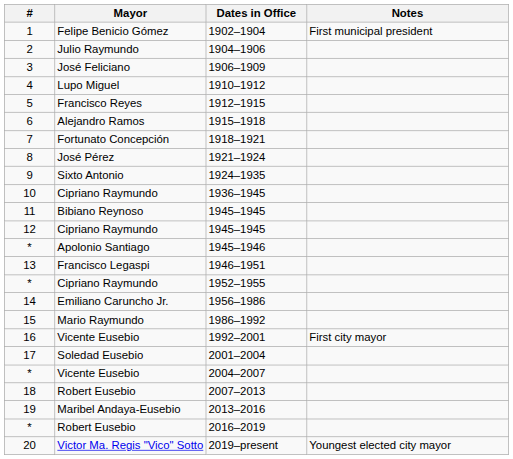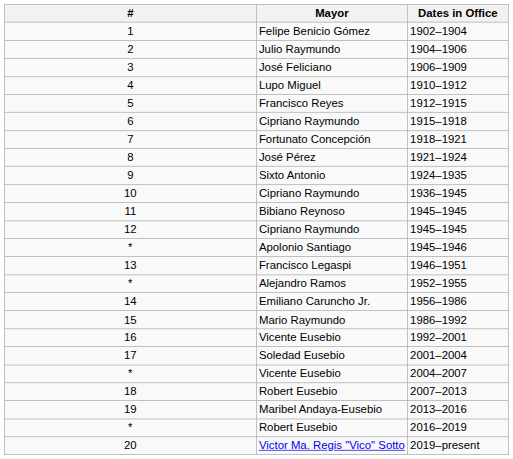- column: (407, 13)
(101, 121) Alejandro Ramos -> (309, 121) Cipriano Raymundo
(108, 283) Cipriano Raymundo -> (302, 283) Alejandro Ramos
